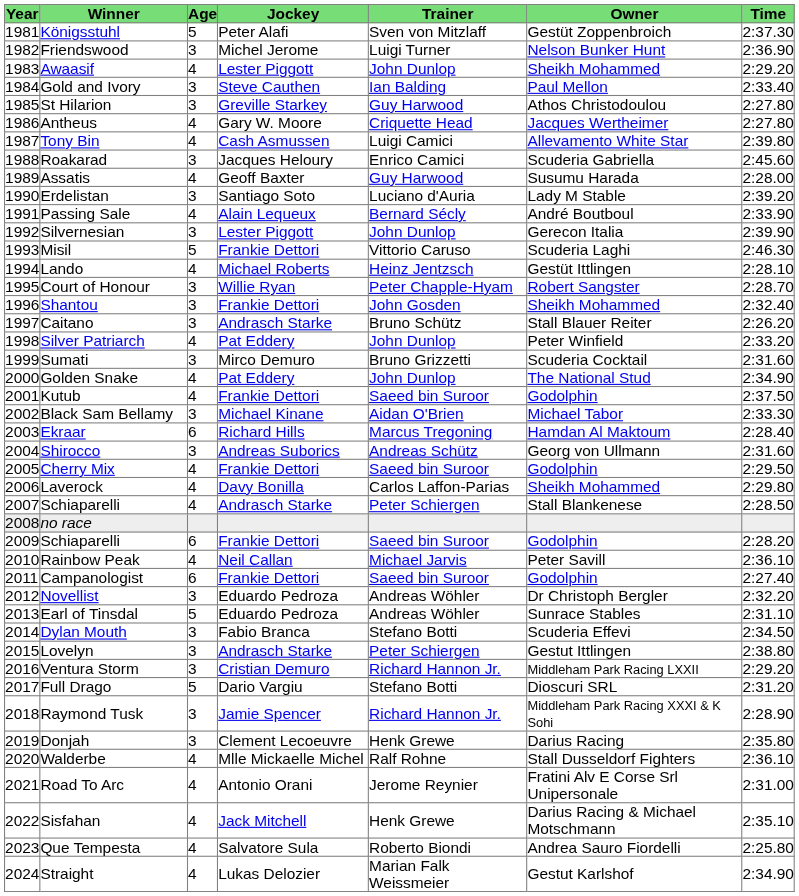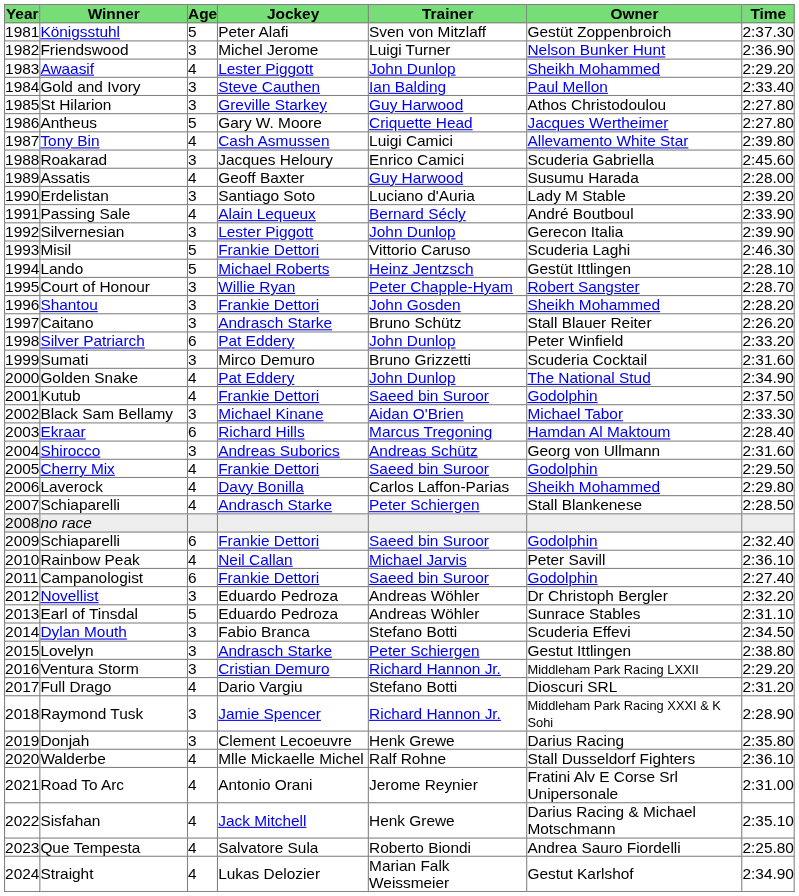(192, 123) 4 -> (192, 123) 5
(192, 268) 4 -> (192, 268) 5
(768, 305) 2:32.40 -> (768, 305) 2:28.20
(192, 341) 4 -> (192, 341) 6
(768, 541) 2:28.20 -> (768, 541) 2:32.40
(192, 687) 5 -> (192, 687) 4
